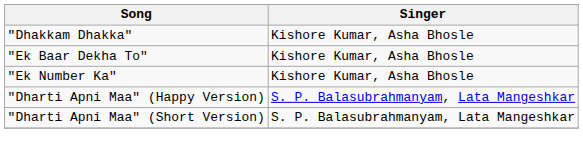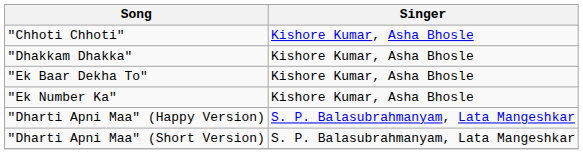+ row: (66, 35)
